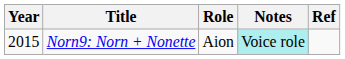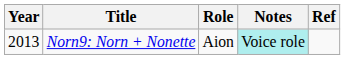(24, 41) 2015 -> (24, 41) 2013
